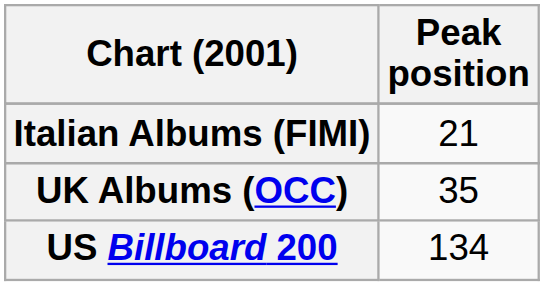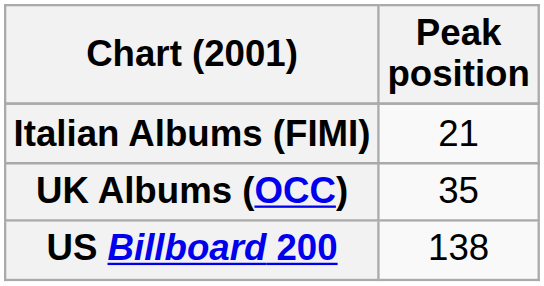(459, 249) 134 -> (459, 249) 138
